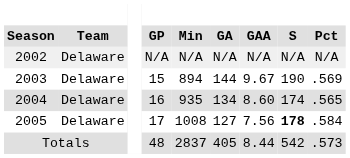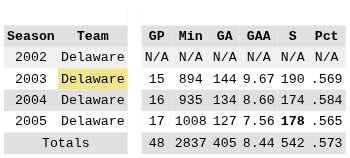(93, 79) no background -> (93, 79) khaki background
(327, 100) .565 -> (327, 100) .584
(327, 122) .584 -> (327, 122) .565
